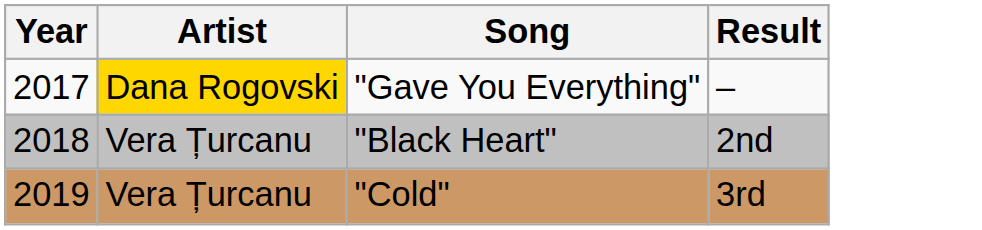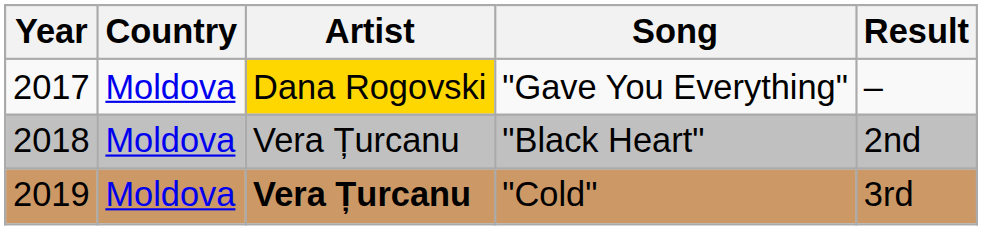+ column: (171, 31)
(209, 195) normal -> (362, 195) bold
